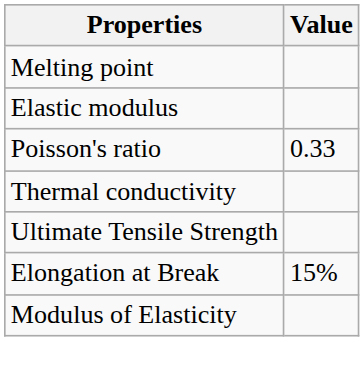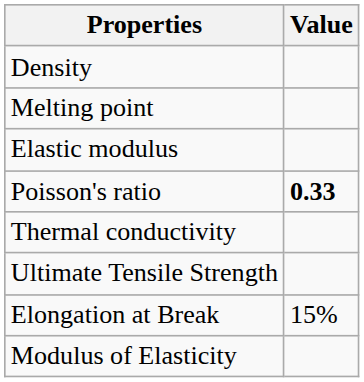+ row: (51, 66)
(313, 149) normal -> (313, 190) bold
